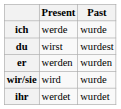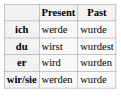(57, 63) werden -> (51, 63) wird
(51, 79) wird -> (57, 79) werden
- row: (22, 96)
